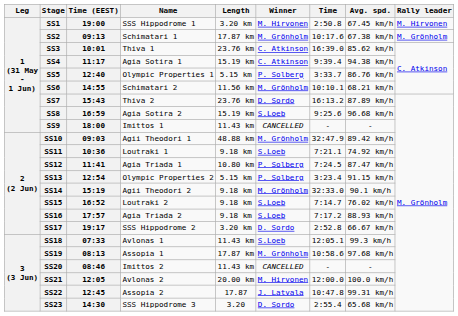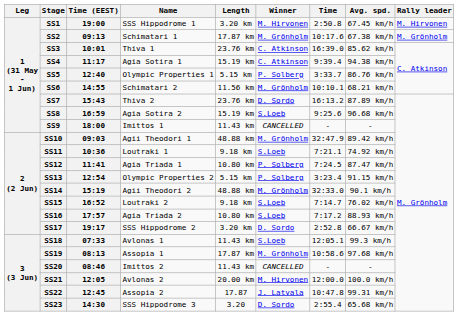(236, 189) 9.18 km -> (236, 189) 48.88 km
(236, 215) 9.18 km -> (236, 215) 10.80 km
